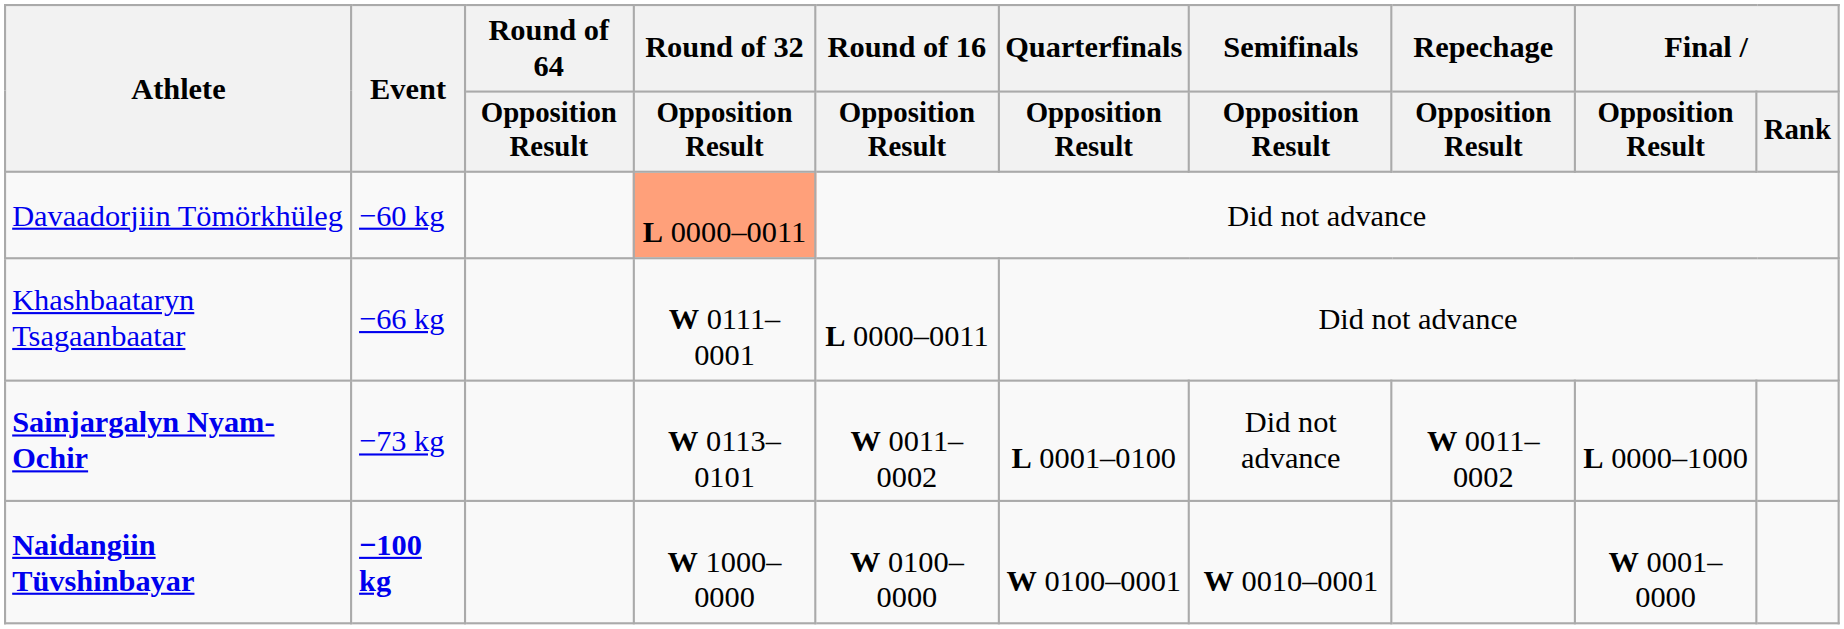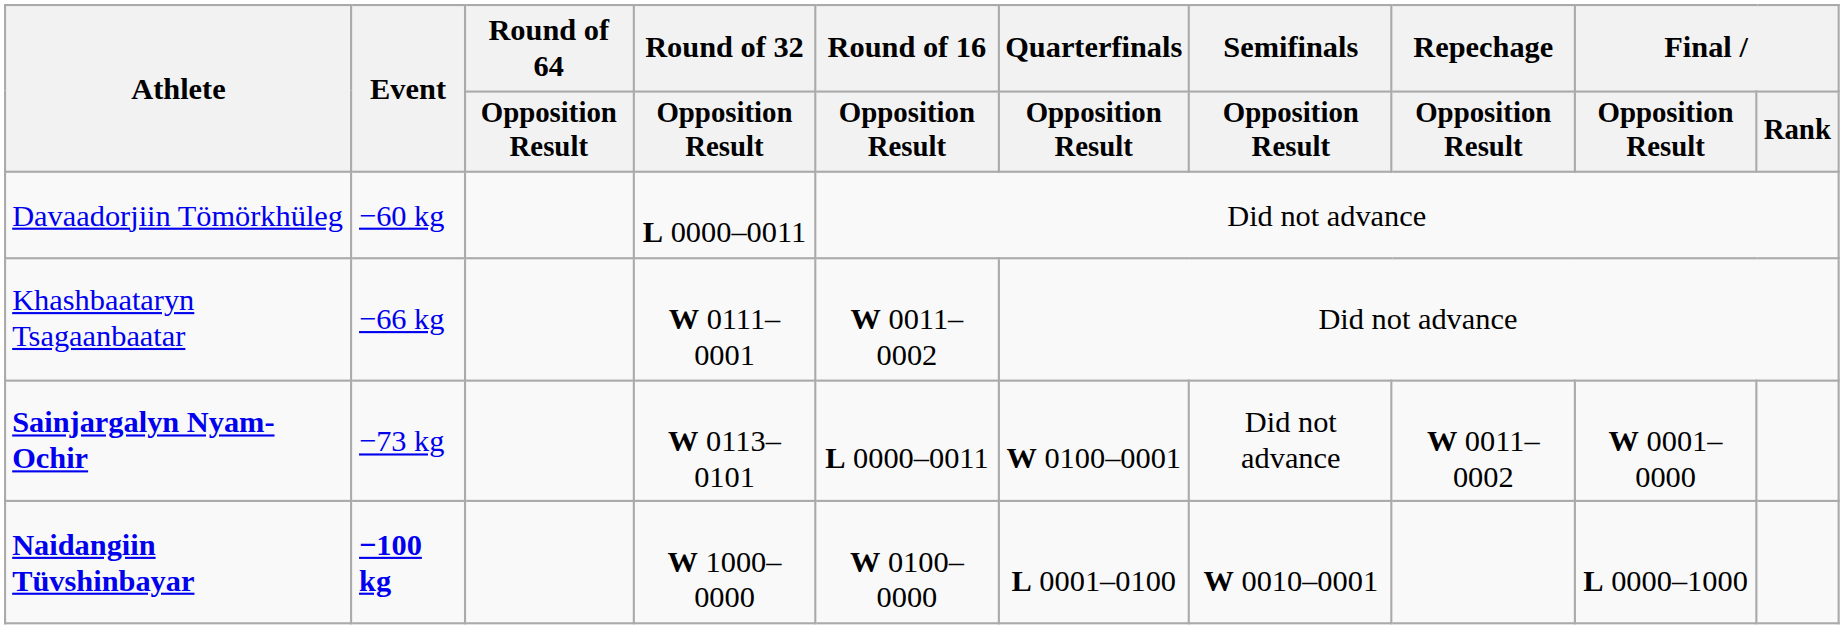(724, 232) lightsalmon background -> (724, 232) no background
(907, 336) L 0000–0011 -> (907, 336) W 0011–0002
(907, 458) W 0011–0002 -> (907, 458) L 0000–0011
(1094, 458) L 0001–0100 -> (1094, 458) W 0100–0001
(1666, 458) L 0000–1000 -> (1666, 458) W 0001–0000
(1094, 580) W 0100–0001 -> (1094, 580) L 0001–0100
(1666, 580) W 0001–0000 -> (1666, 580) L 0000–1000
